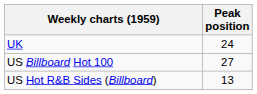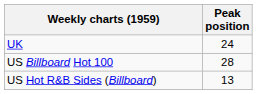(227, 62) 27 -> (227, 62) 28
